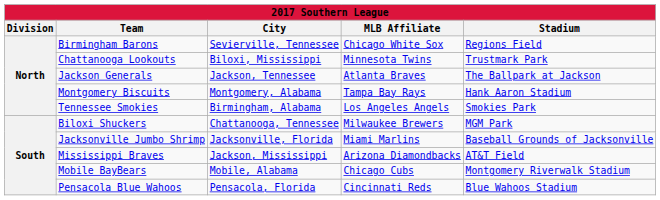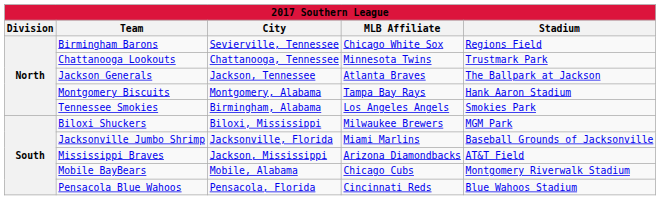(265, 60) Biloxi, Mississippi -> (274, 60) Chattanooga, Tennessee
(274, 124) Chattanooga, Tennessee -> (265, 124) Biloxi, Mississippi
